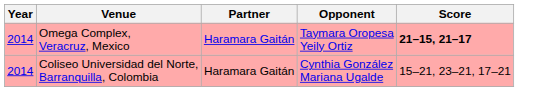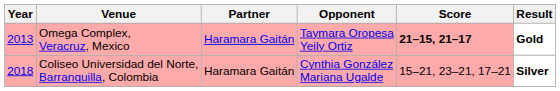+ column: (534, 14)
(20, 39) 2014 -> (20, 39) 2013
(20, 71) 2014 -> (20, 71) 2018
